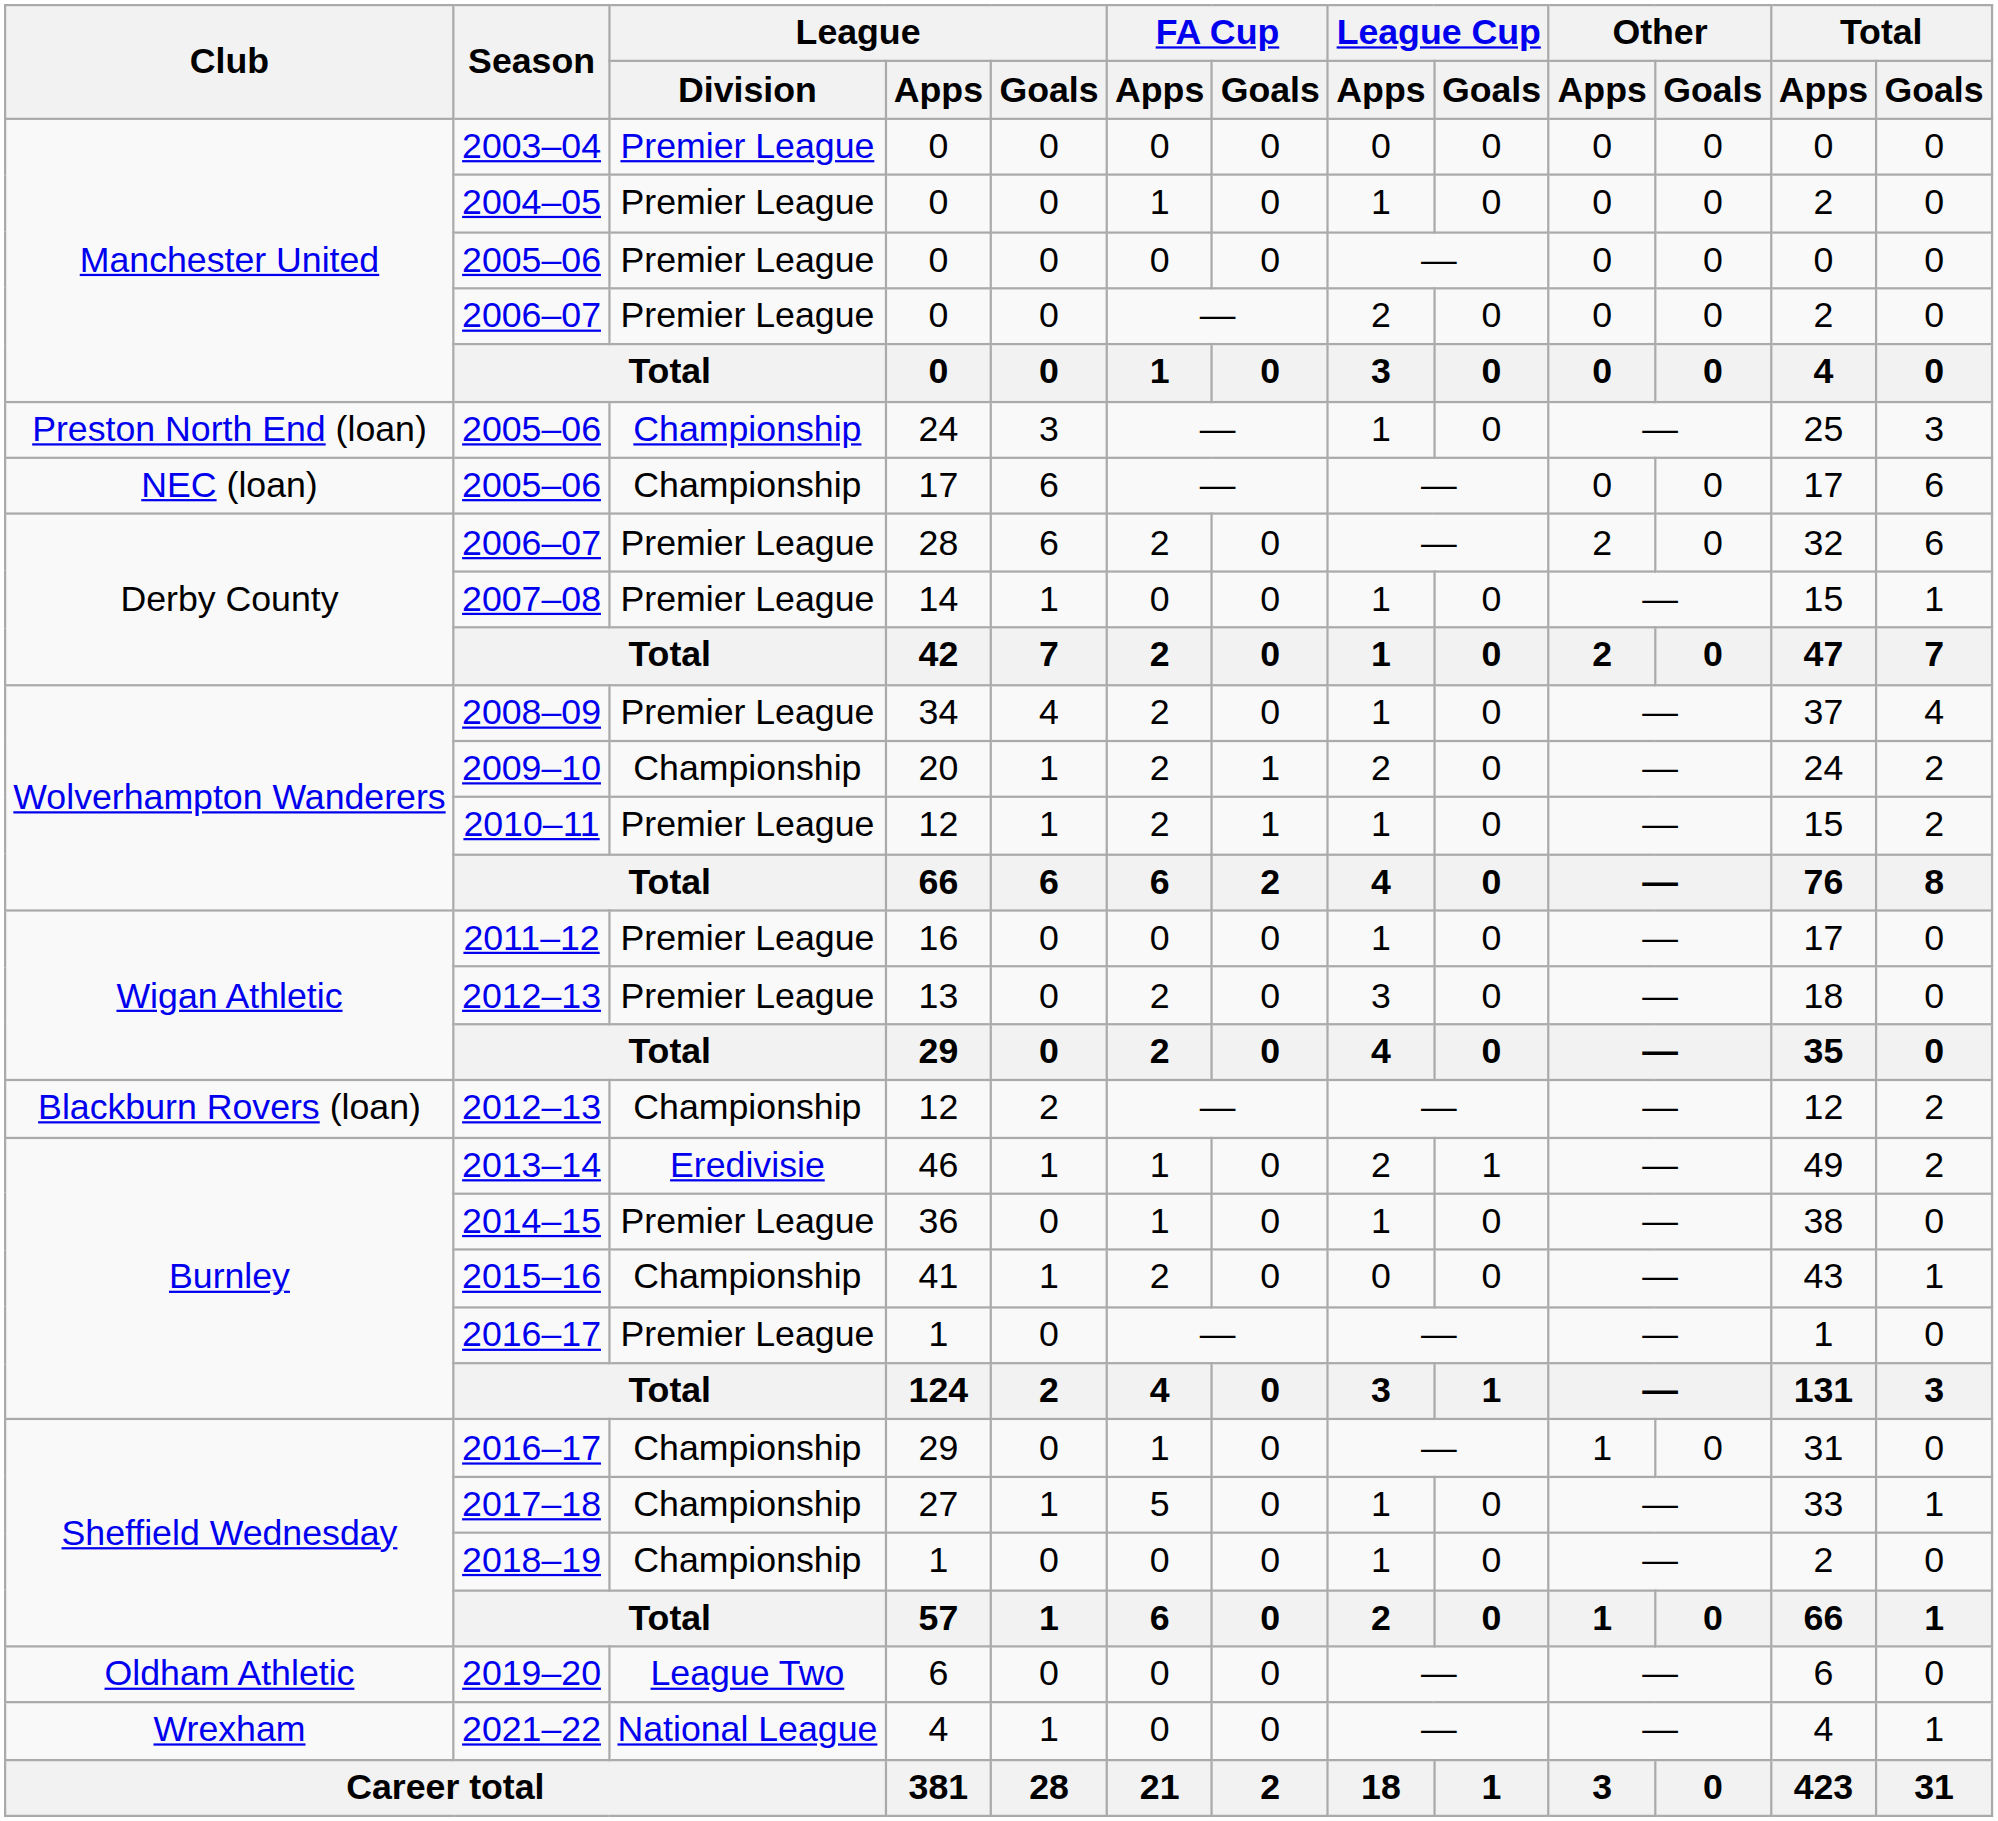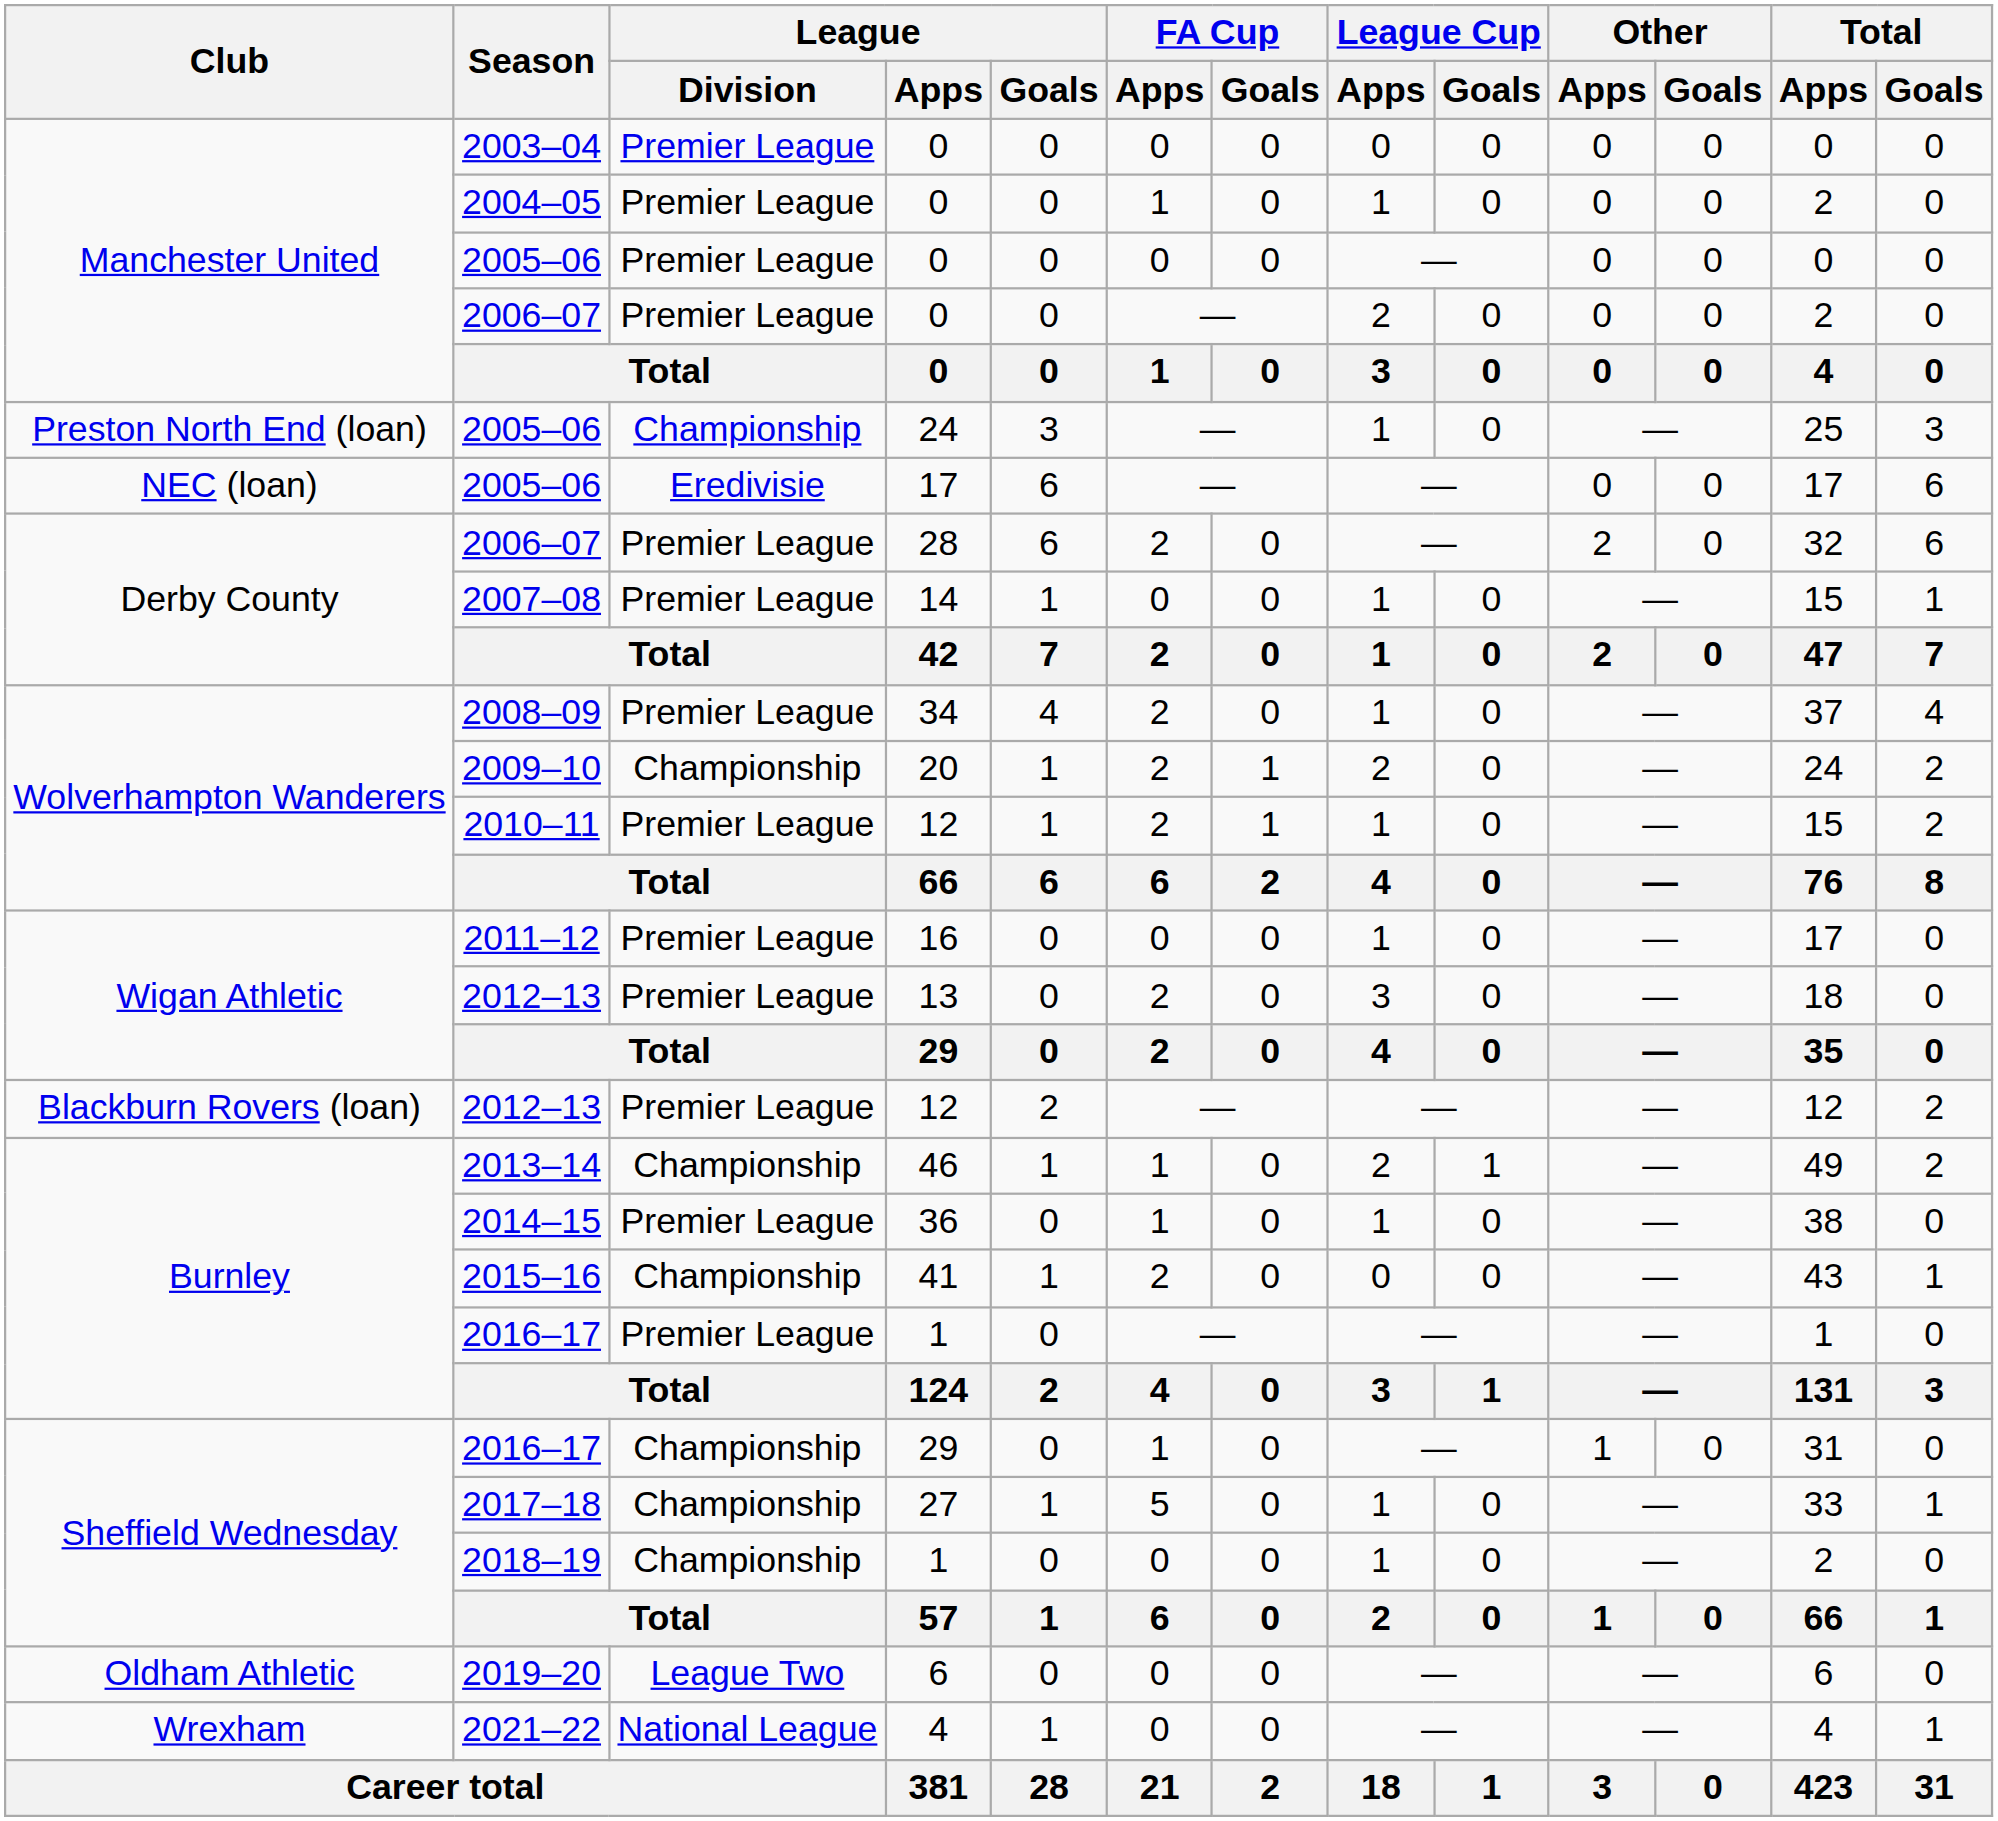(747, 485) Championship -> (747, 485) Eredivisie
(747, 1107) Championship -> (747, 1107) Premier League
(747, 1164) Eredivisie -> (747, 1164) Championship
